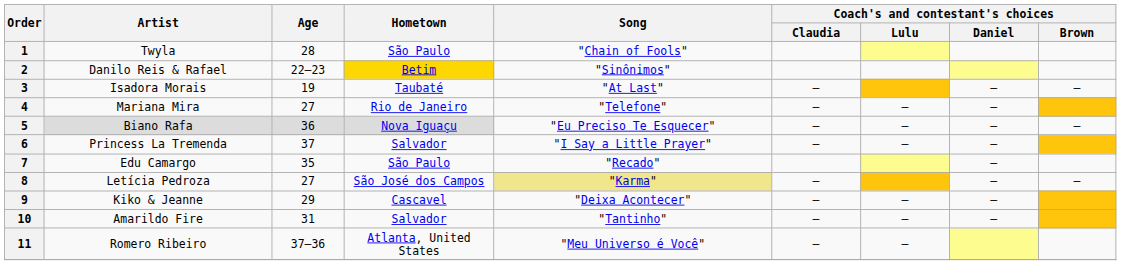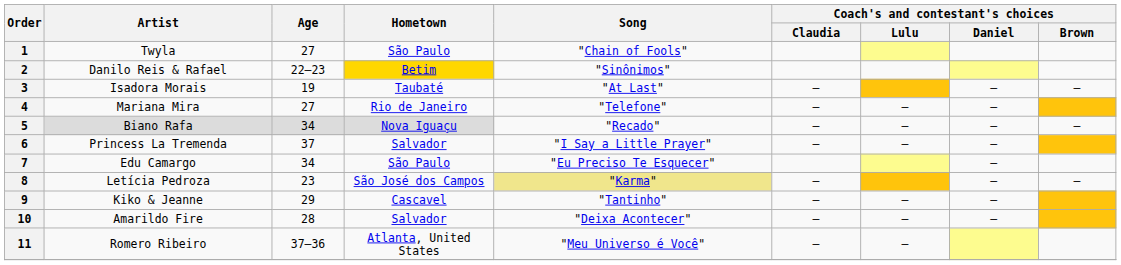(308, 51) 28 -> (308, 51) 27
(308, 126) 36 -> (308, 126) 34
(633, 126) "Eu Preciso Te Esquecer" -> (633, 126) "Recado"
(308, 163) 35 -> (308, 163) 34
(633, 163) "Recado" -> (633, 163) "Eu Preciso Te Esquecer"
(308, 182) 27 -> (308, 182) 23
(633, 200) "Deixa Acontecer" -> (633, 200) "Tantinho"
(308, 219) 31 -> (308, 219) 28
(633, 219) "Tantinho" -> (633, 219) "Deixa Acontecer"
